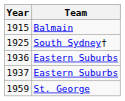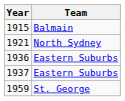+ row: (18, 42)
- row: (18, 42)
